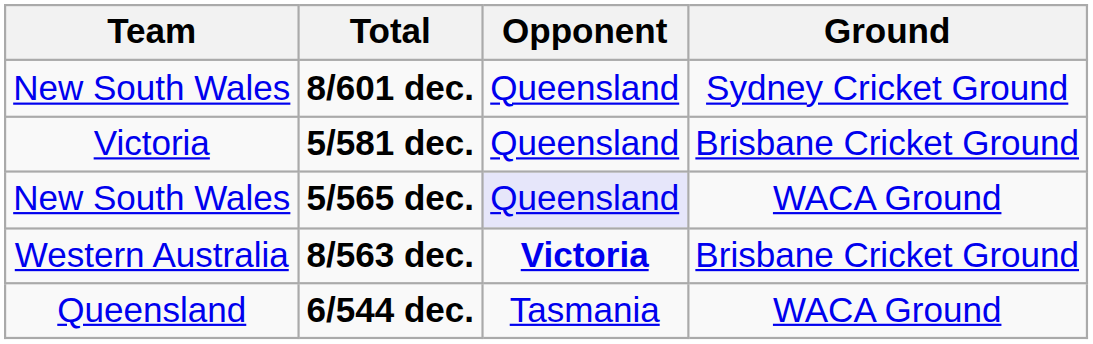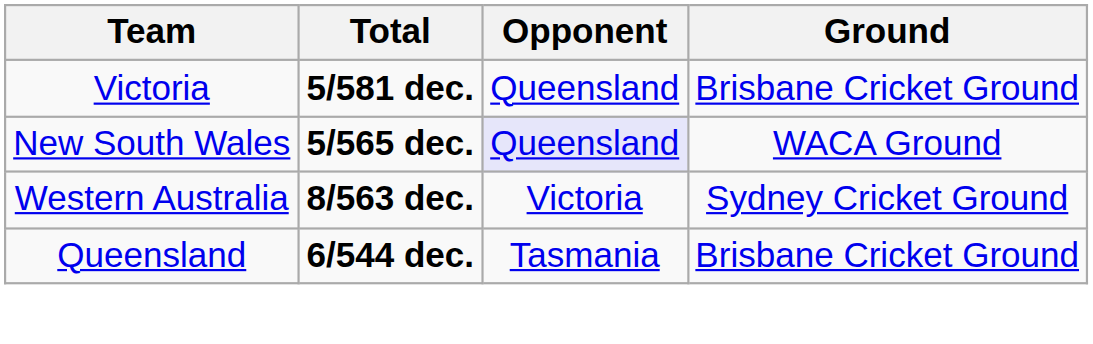- row: (390, 87)
(585, 254) bold -> (585, 198) normal
(887, 254) Brisbane Cricket Ground -> (887, 198) Sydney Cricket Ground
(887, 310) WACA Ground -> (887, 254) Brisbane Cricket Ground
